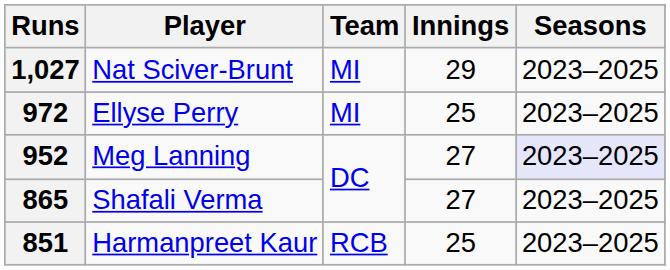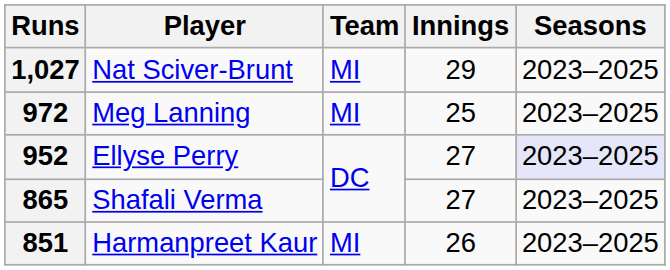(165, 112) Ellyse Perry -> (171, 112) Meg Lanning
(171, 156) Meg Lanning -> (165, 156) Ellyse Perry
(359, 243) RCB -> (345, 243) MI
(461, 243) 25 -> (461, 243) 26
